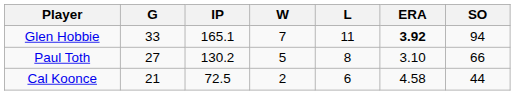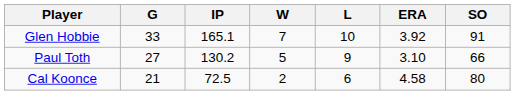(348, 36) 11 -> (348, 36) 10
(413, 36) bold -> (413, 36) normal
(478, 36) 94 -> (478, 36) 91
(348, 57) 8 -> (348, 57) 9
(478, 79) 44 -> (478, 79) 80
